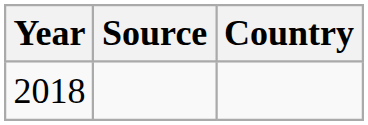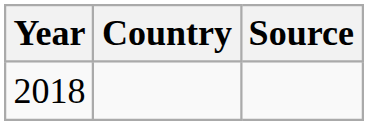columns swapped: (289, 33) <-> (155, 33)
